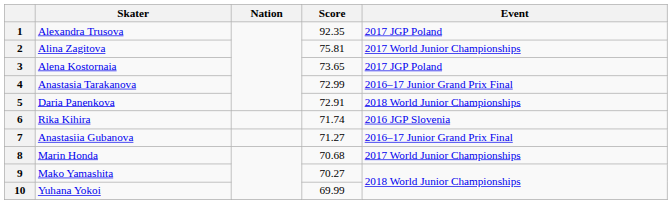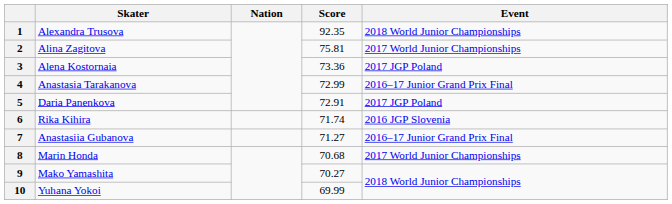(403, 31) 2017 JGP Poland -> (443, 31) 2018 World Junior Championships
(332, 66) 73.65 -> (332, 66) 73.36
(443, 102) 2018 World Junior Championships -> (403, 102) 2017 JGP Poland
